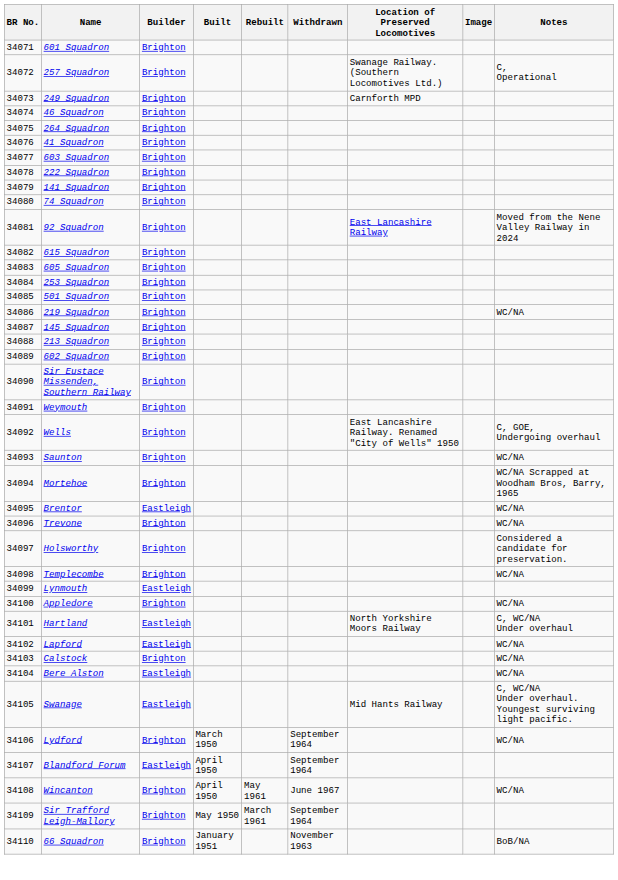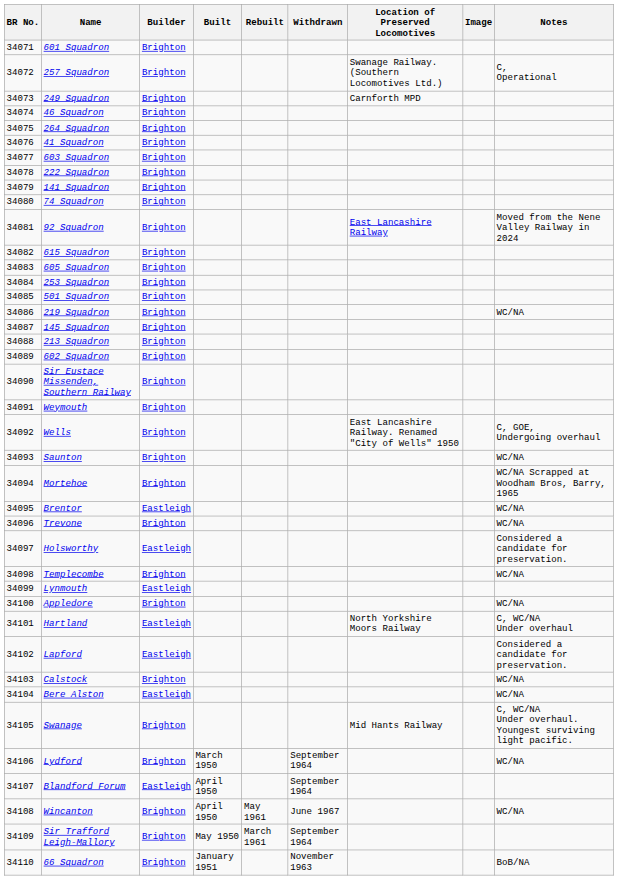(164, 549) Brighton -> (166, 549) Eastleigh
(510, 644) WC/NA -> (532, 654) Considered a candidate for preservation.
(166, 704) Eastleigh -> (164, 725) Brighton
